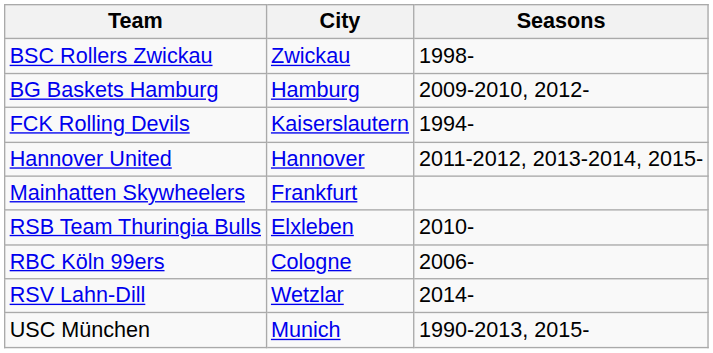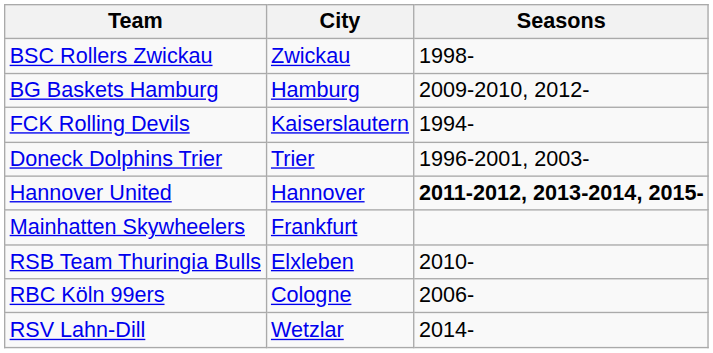+ row: (116, 158)
(561, 158) normal -> (561, 192) bold
- row: (80, 329)
